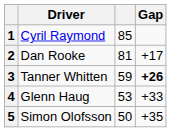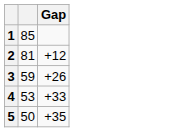- column: (66, 15)
(152, 56) +17 -> (55, 56) +12
(152, 76) bold -> (55, 76) normal
